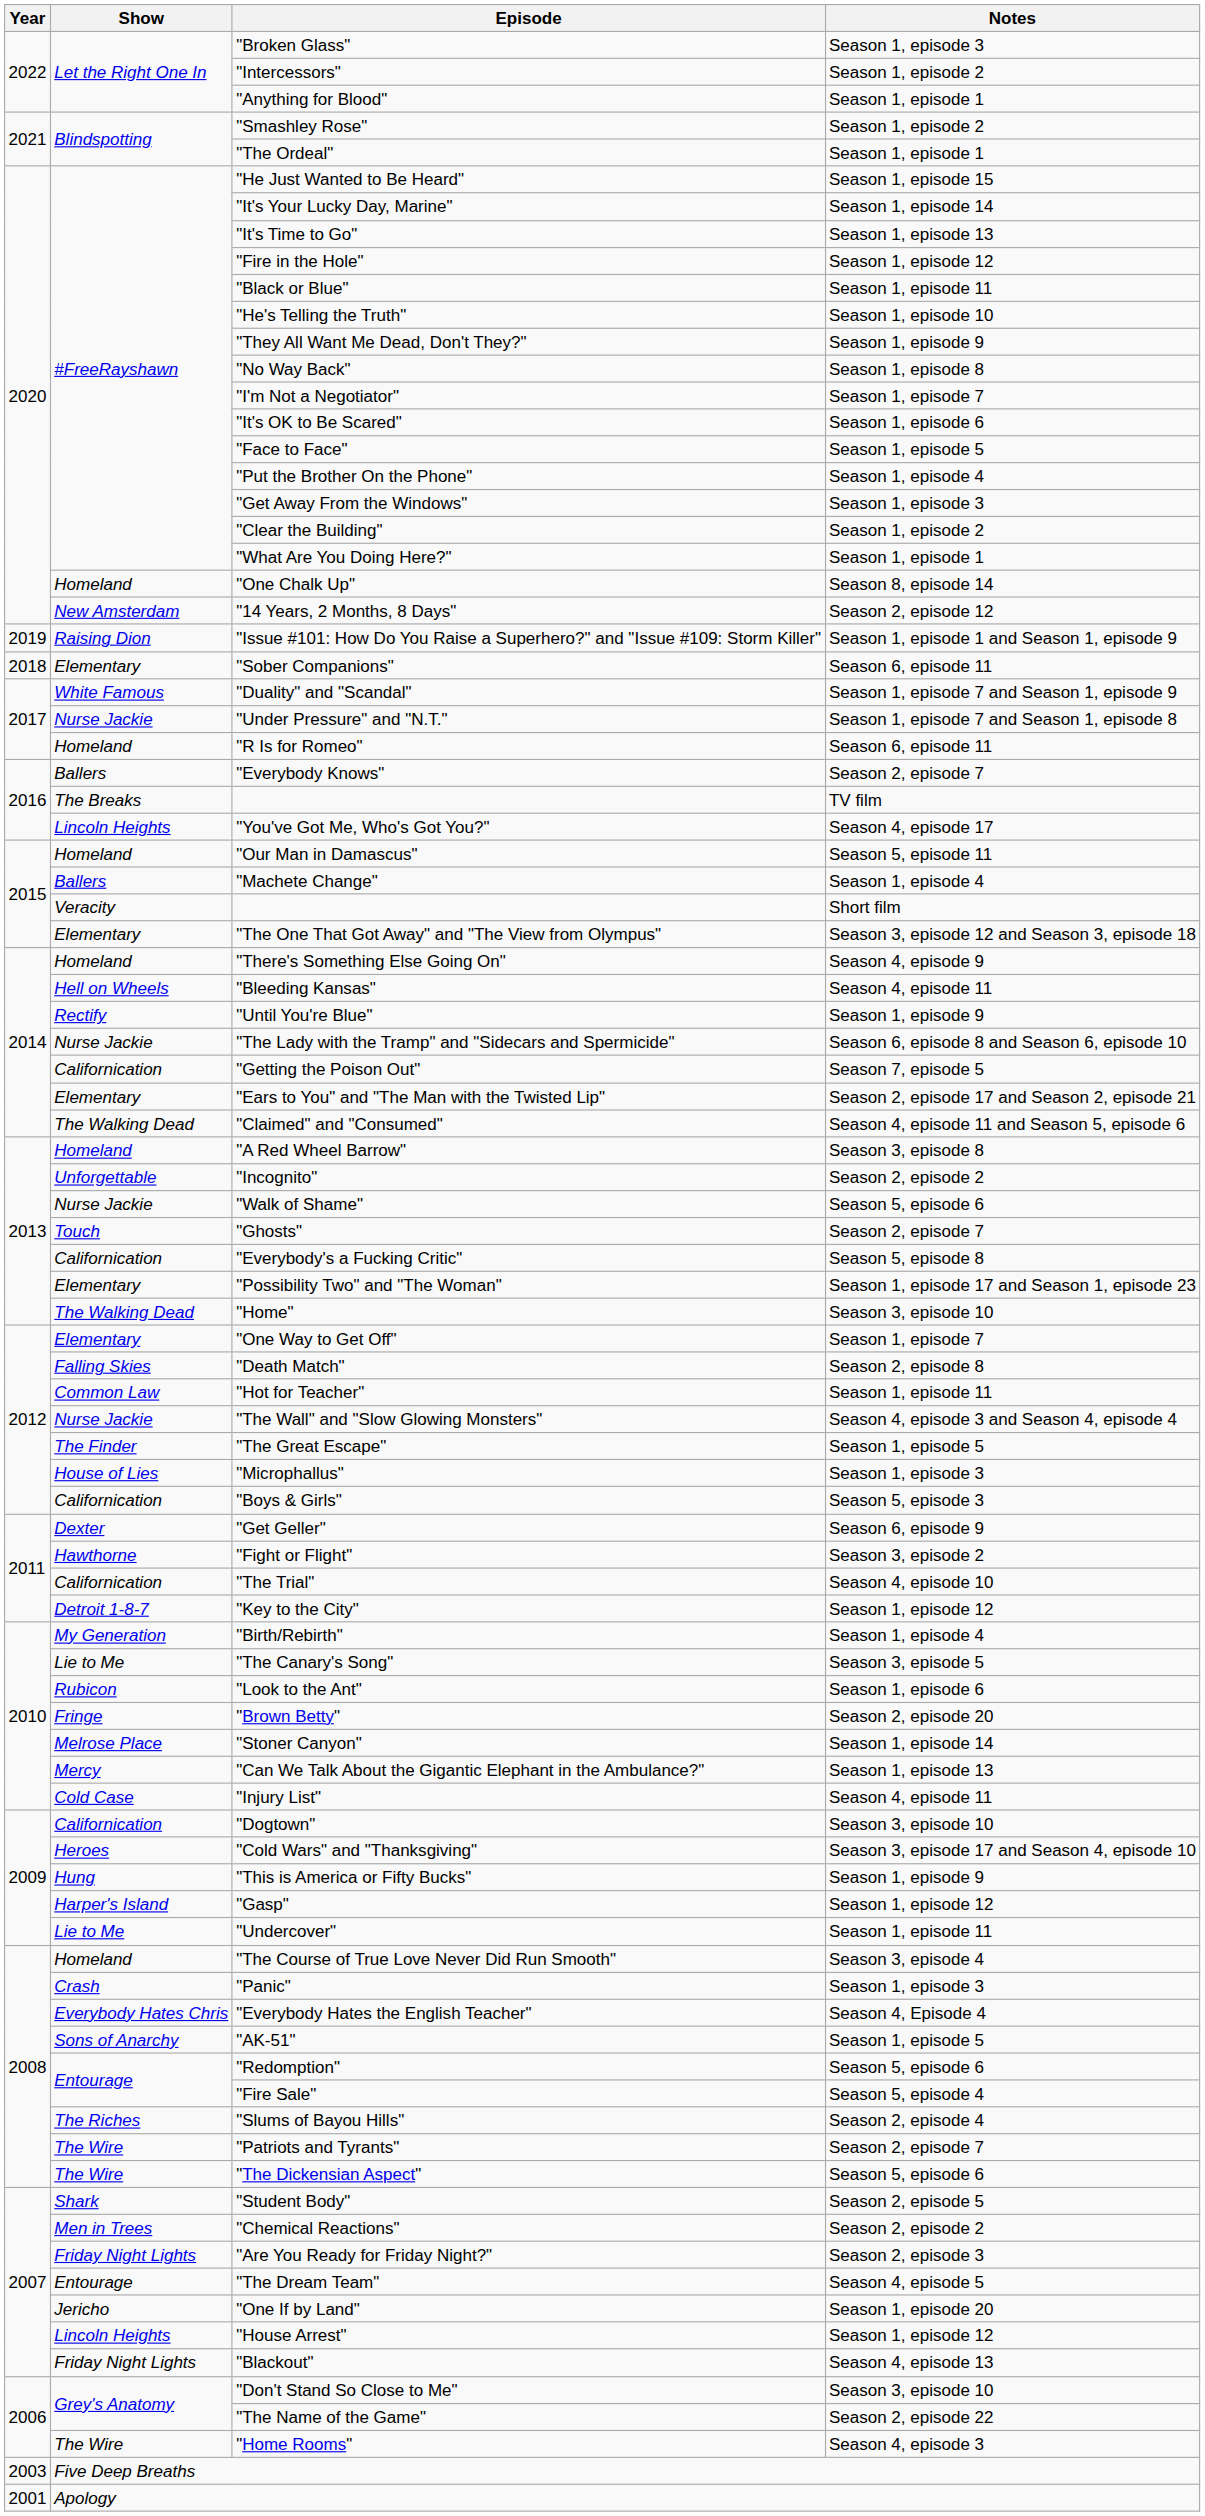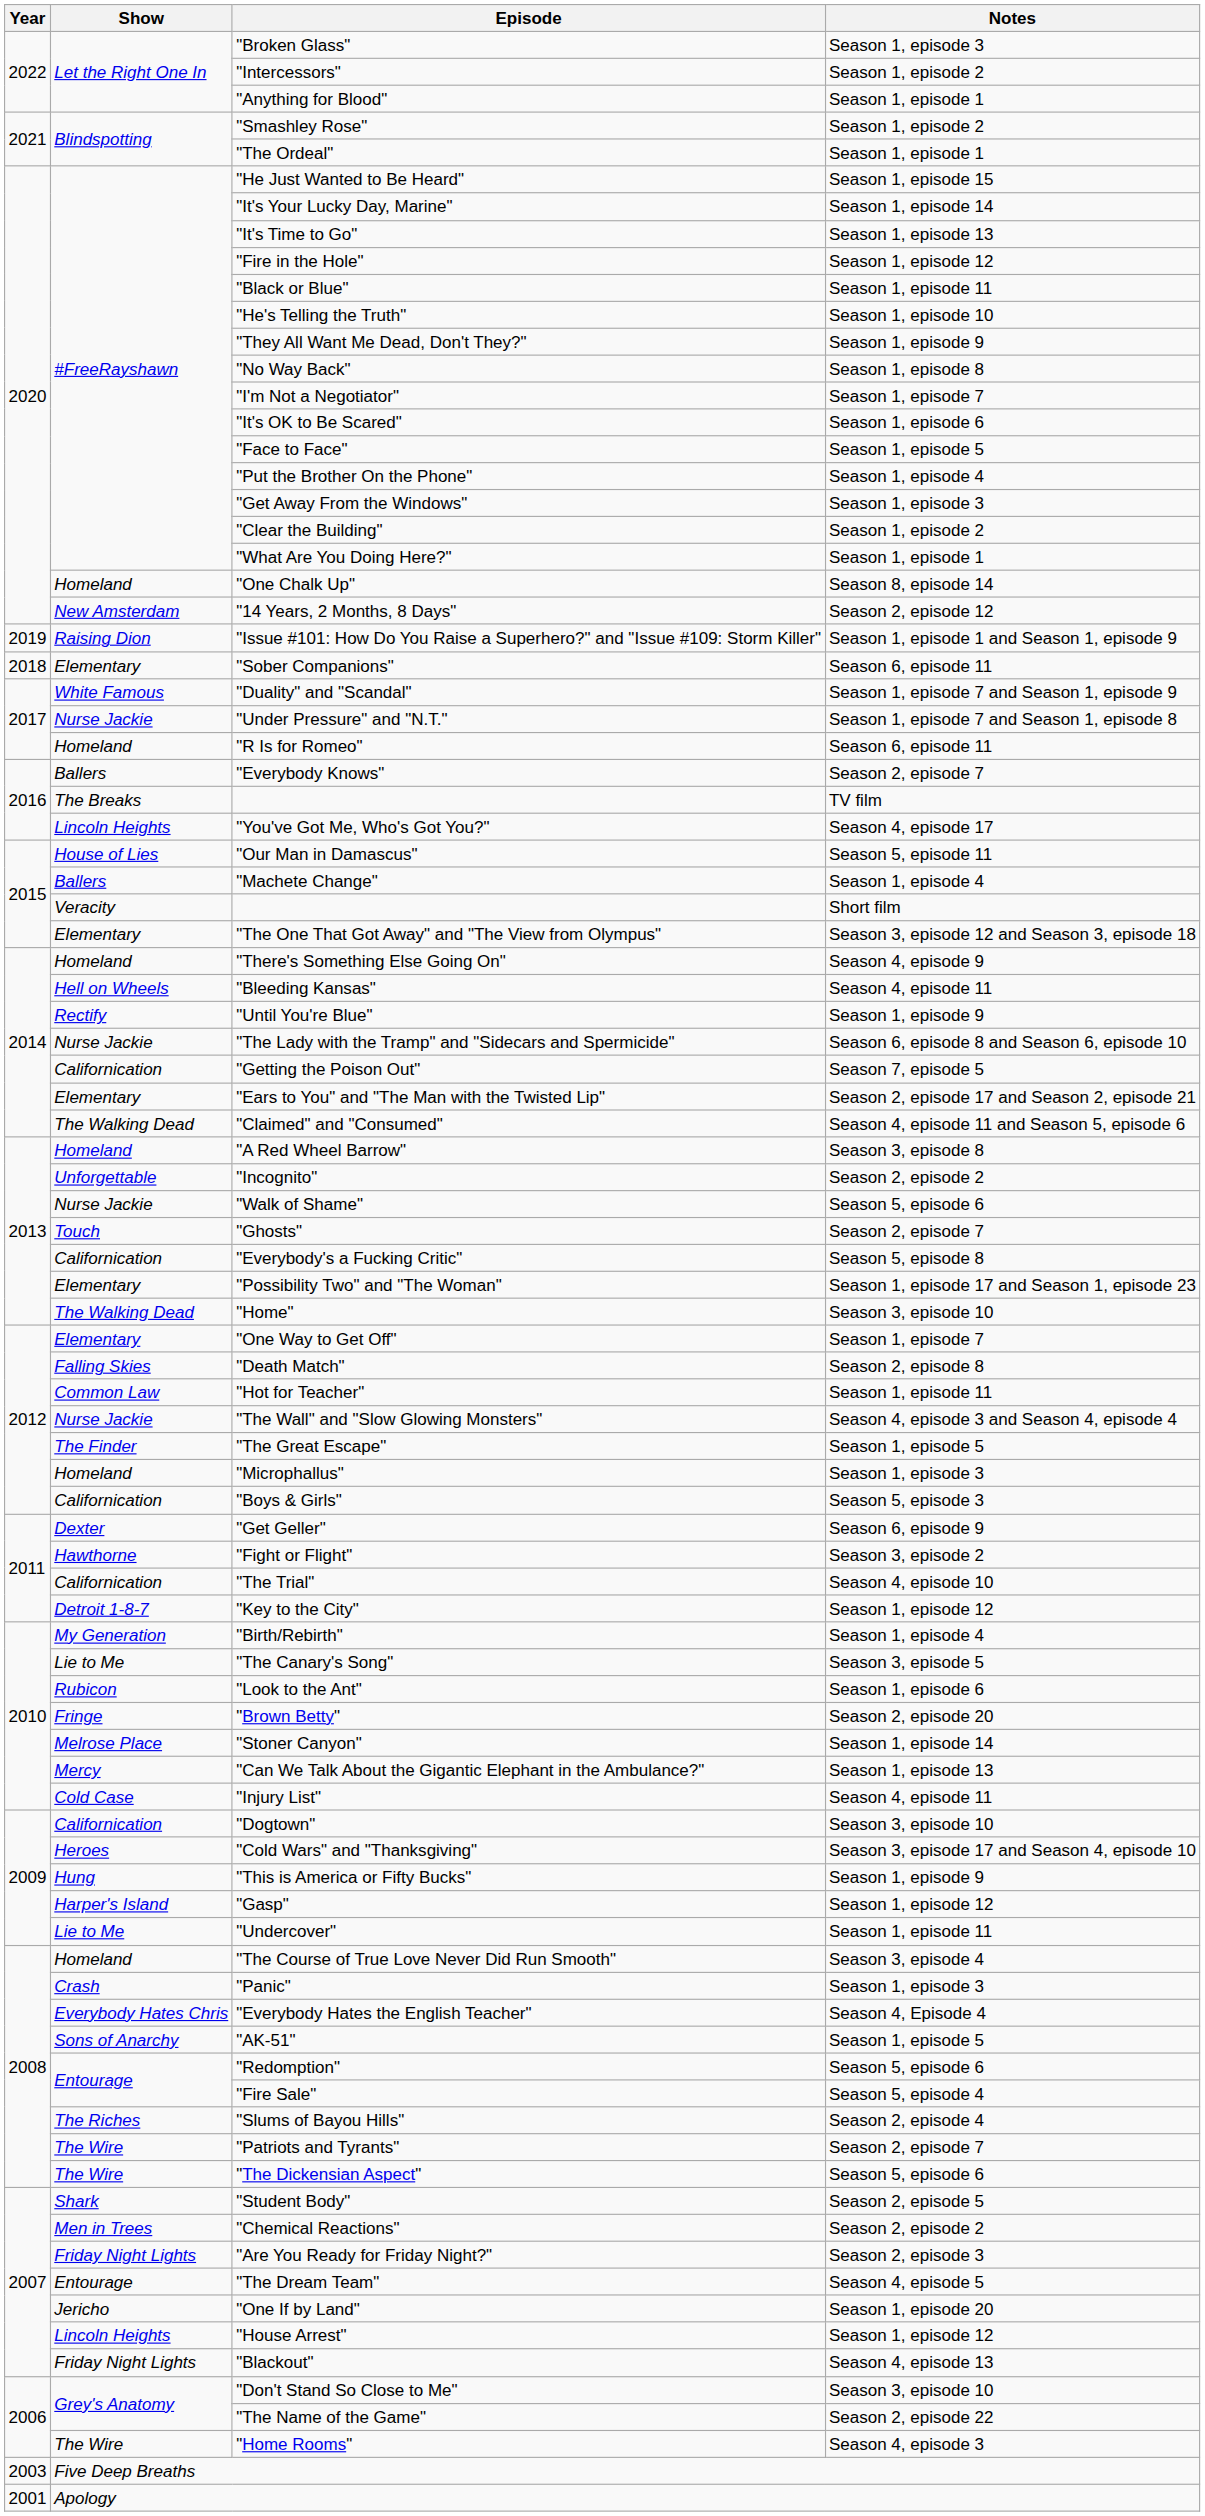(93, 854) Homeland -> (106, 854) House of Lies
(106, 1474) House of Lies -> (93, 1474) Homeland
